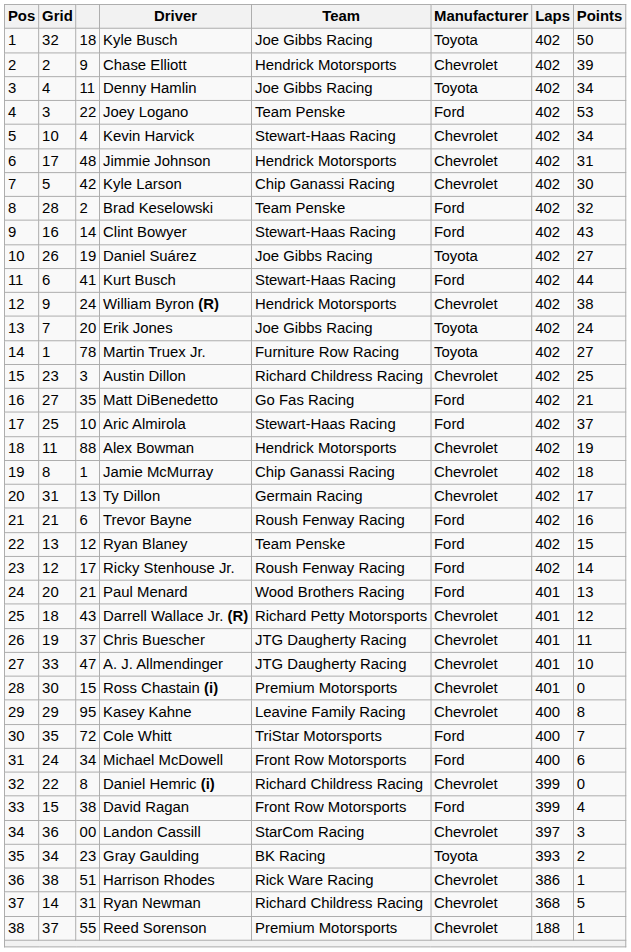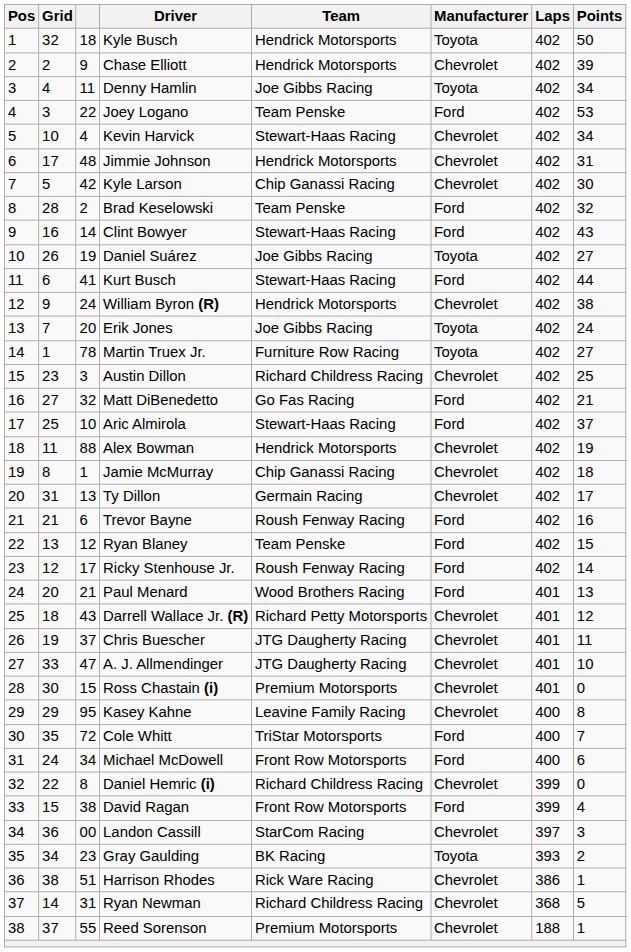(314, 40) Joe Gibbs Racing -> (326, 40) Hendrick Motorsports
(88, 399) 35 -> (88, 399) 32
